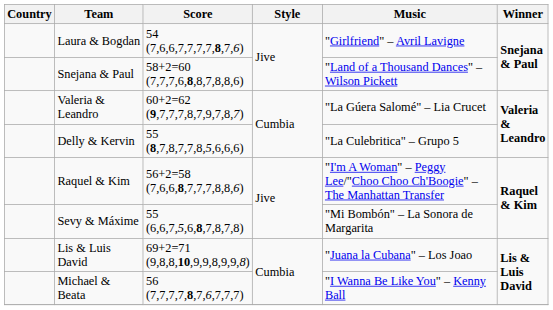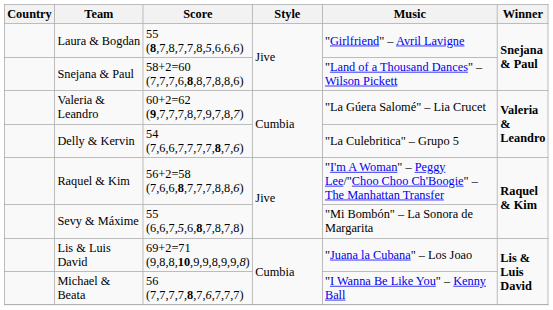(195, 40) 54 (7,6,6,7,7,7,7,8,7,6) -> (195, 40) 55 (8,7,8,7,7,8,5,6,6,6)
(195, 140) 55 (8,7,8,7,7,8,5,6,6,6) -> (195, 140) 54 (7,6,6,7,7,7,7,8,7,6)
